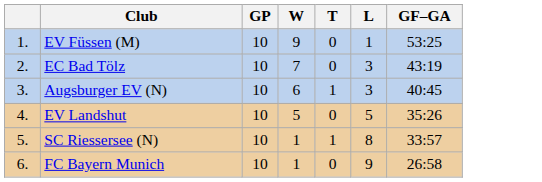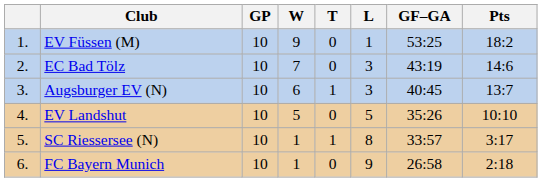+ column: (499, 16)
